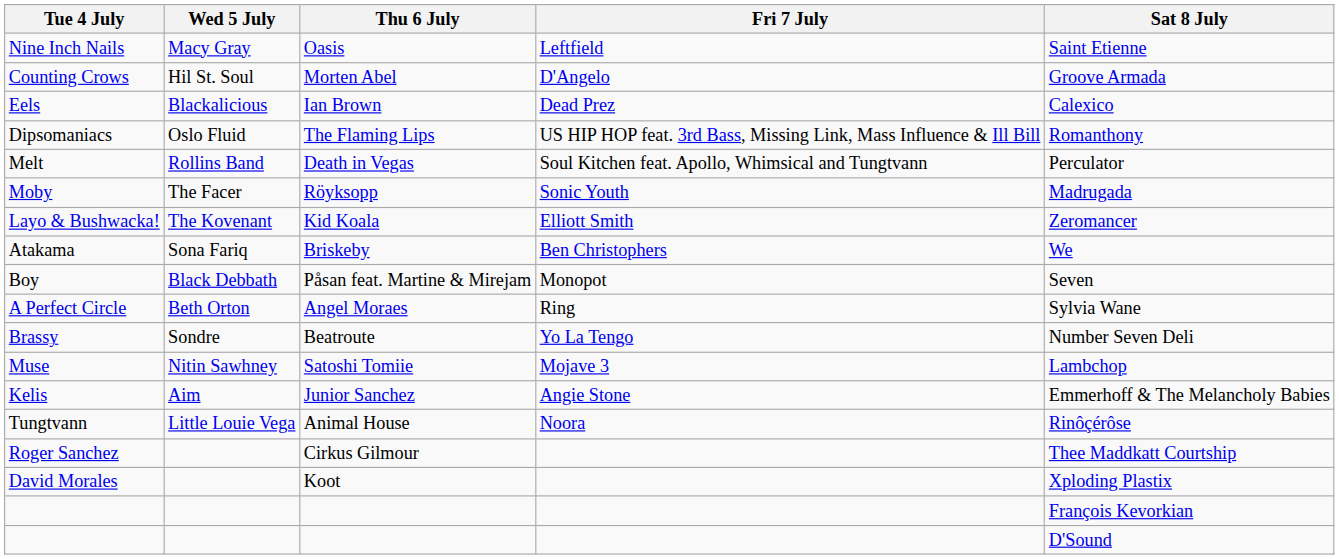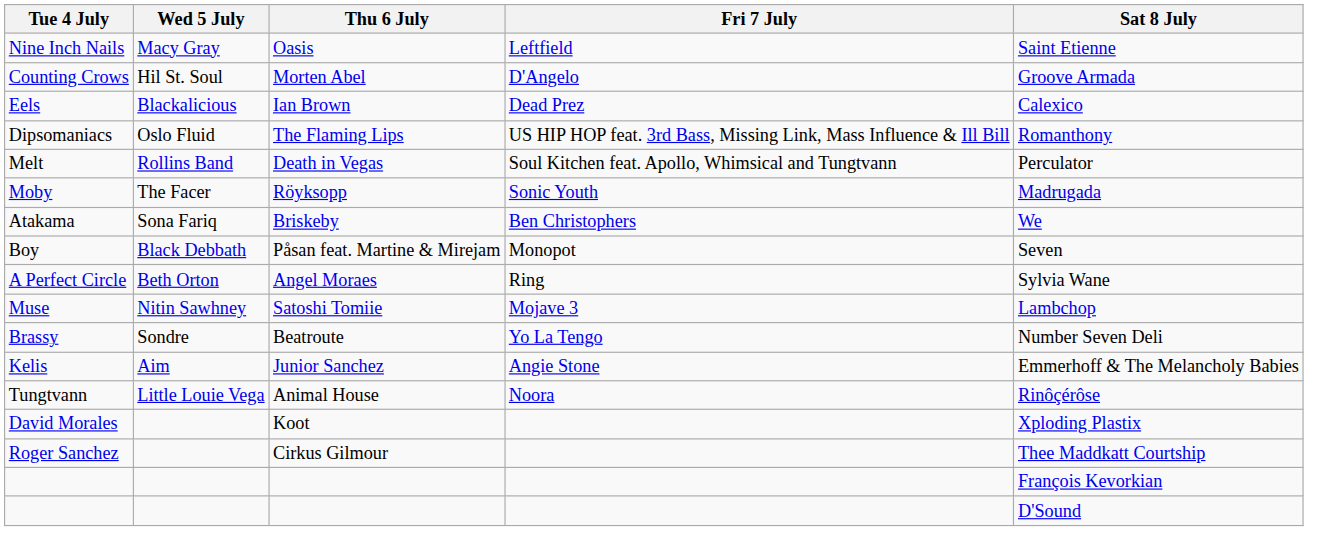- row: (84, 221)
rows swapped: (34, 337) <-> (29, 366)
rows swapped: (63, 481) <-> (64, 452)
